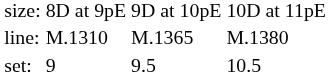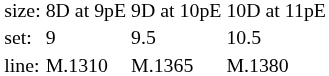rows swapped: (18, 65) <-> (22, 38)
